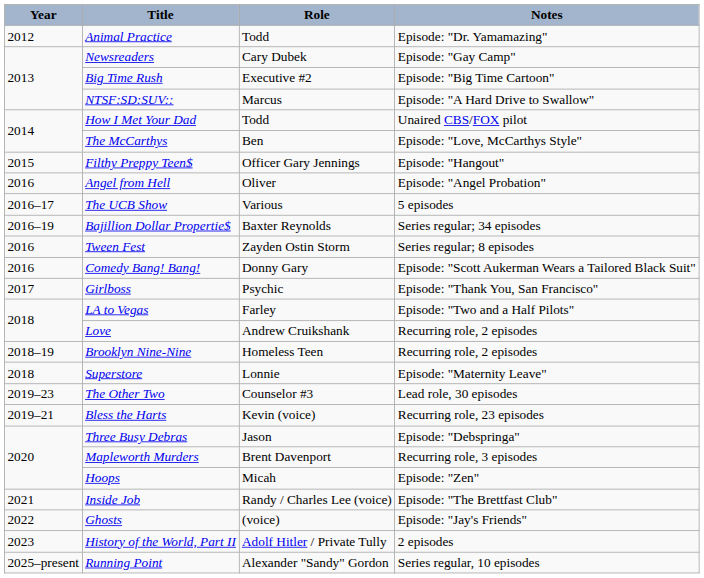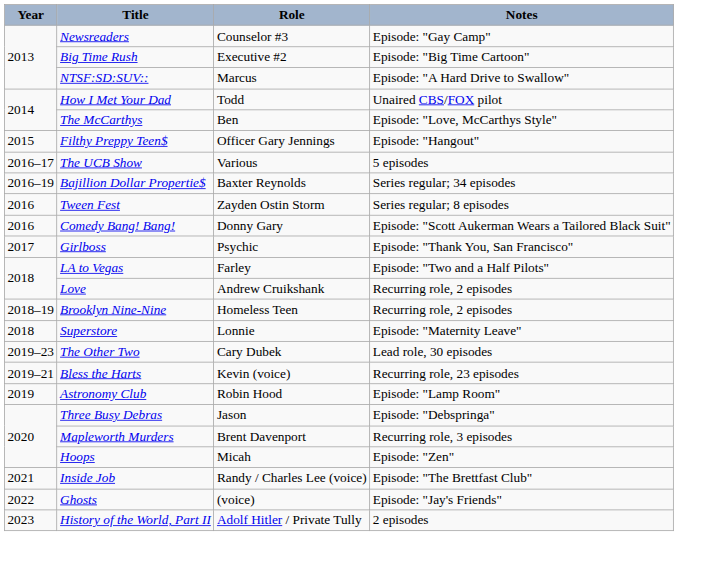- row: (128, 36)
(274, 57) Cary Dubek -> (253, 36) Counselor #3
- row: (128, 183)
(278, 394) Counselor #3 -> (249, 352) Cary Dubek
+ row: (103, 394)
- row: (124, 562)
